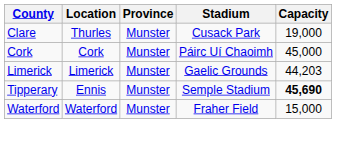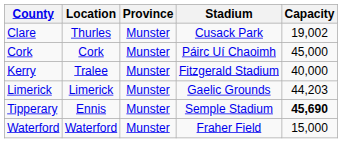(303, 33) 19,000 -> (309, 33) 19,002
+ row: (21, 71)
